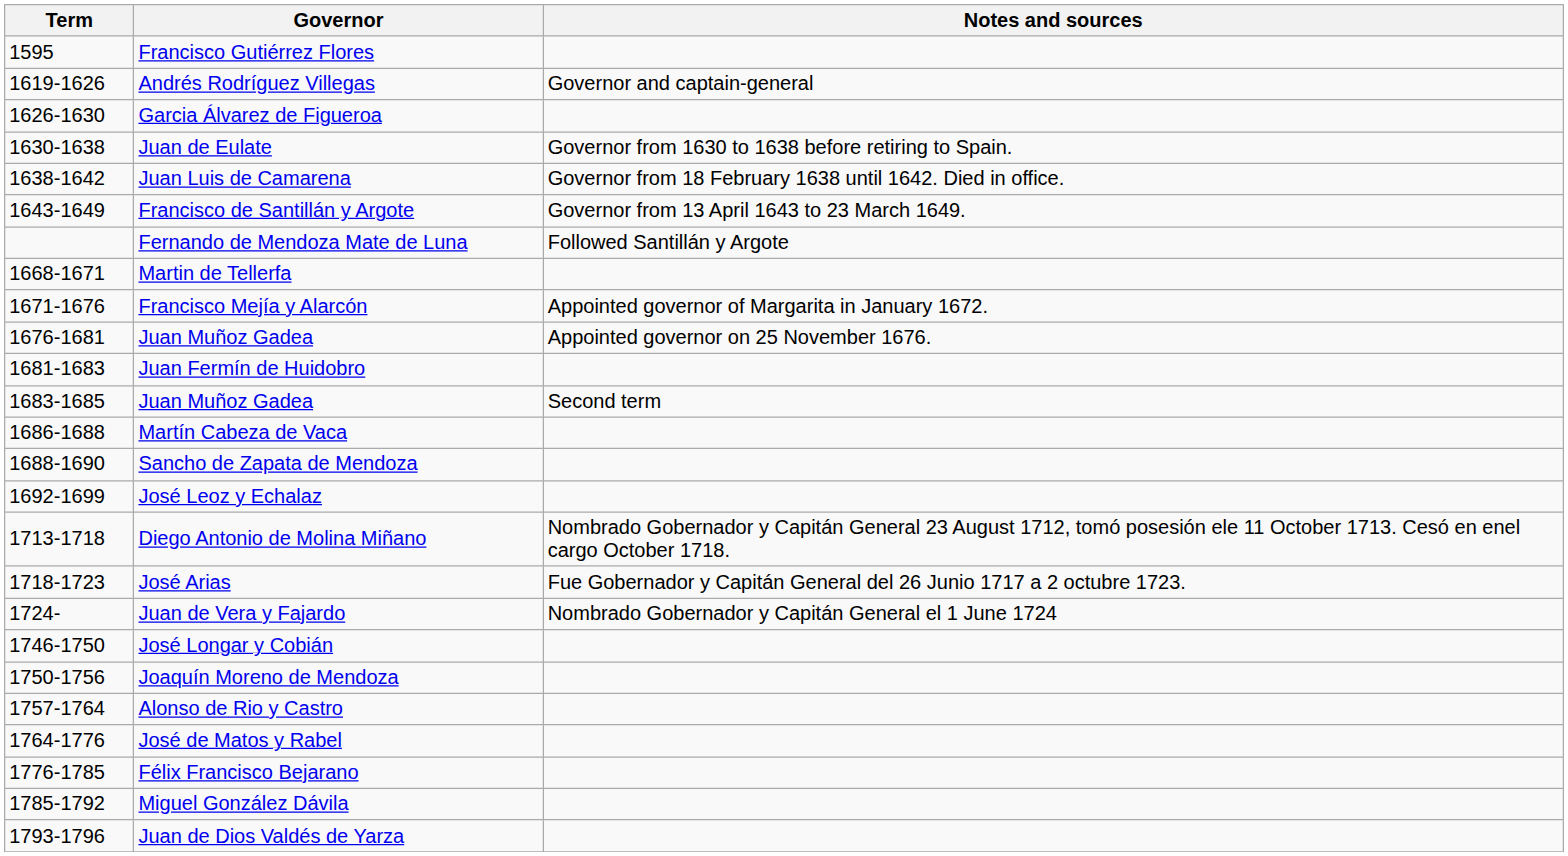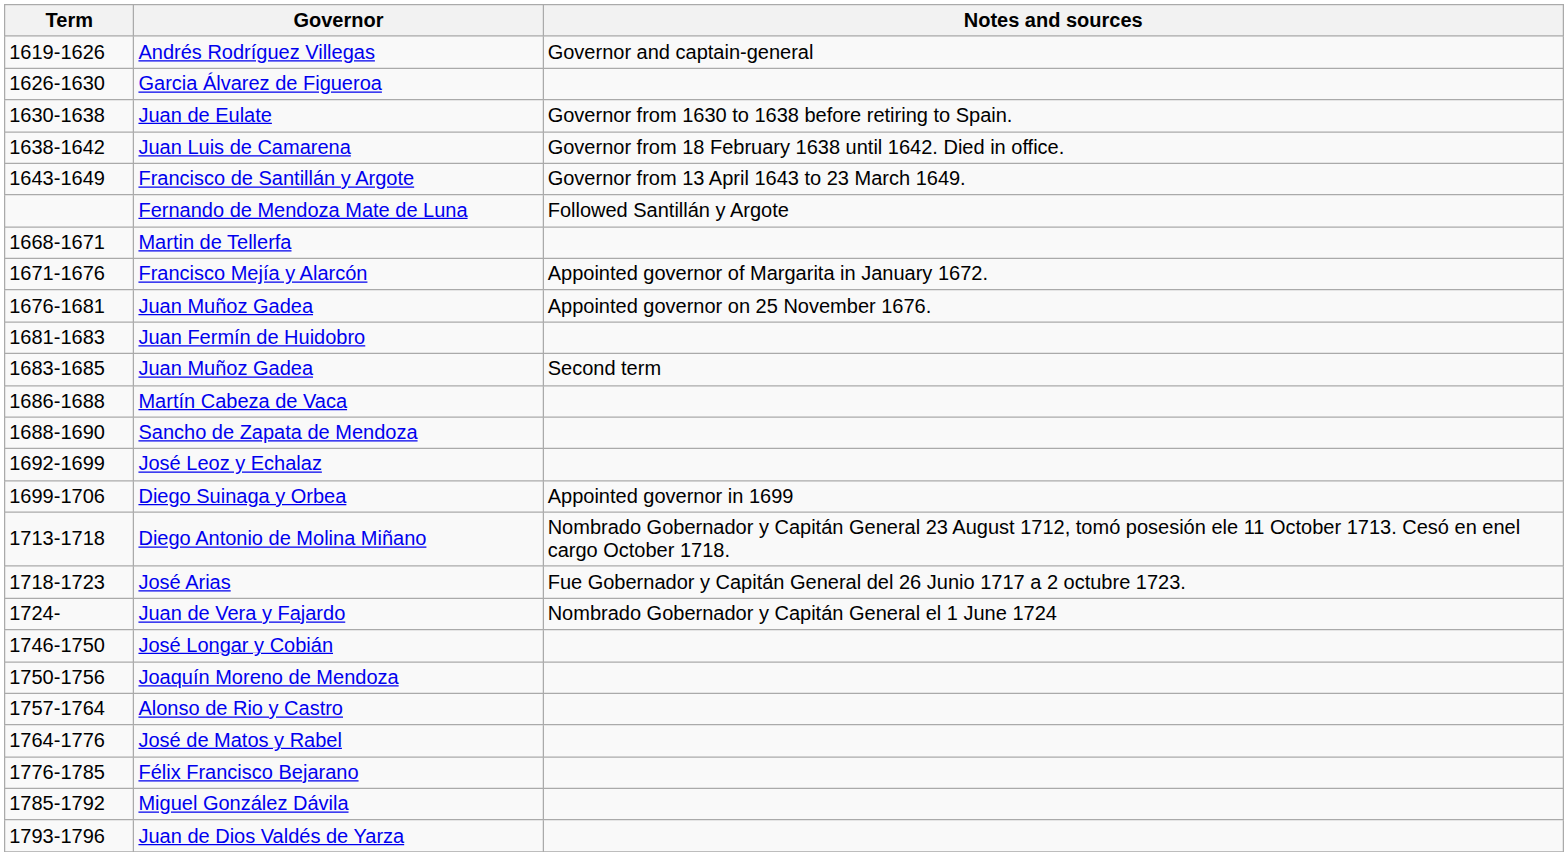- row: (31, 52)
+ row: (57, 496)
